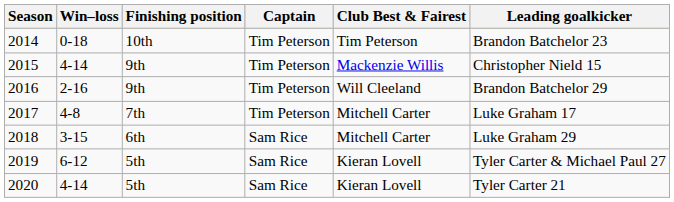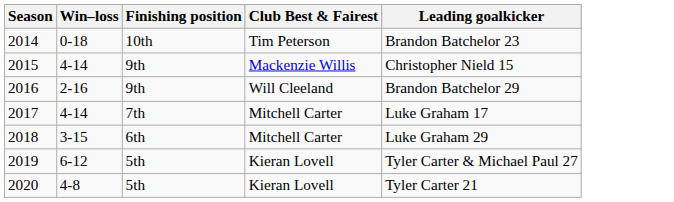- column: (289, 16)
(70, 112) 4-8 -> (74, 112) 4-14
(74, 185) 4-14 -> (70, 185) 4-8
